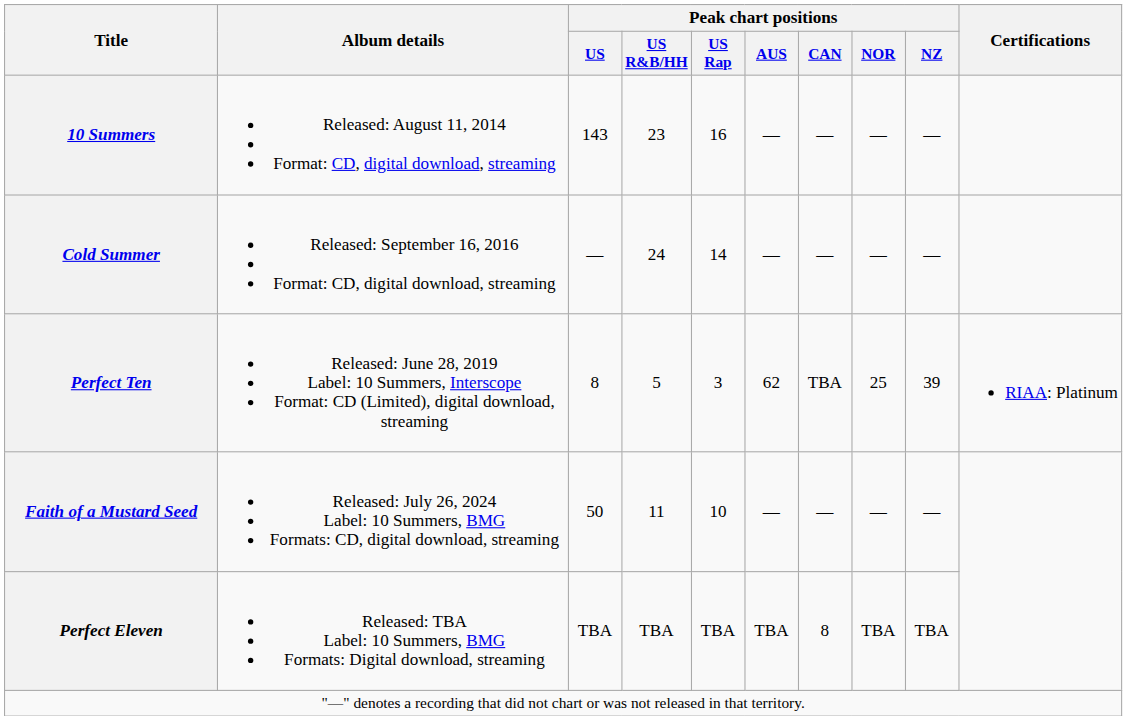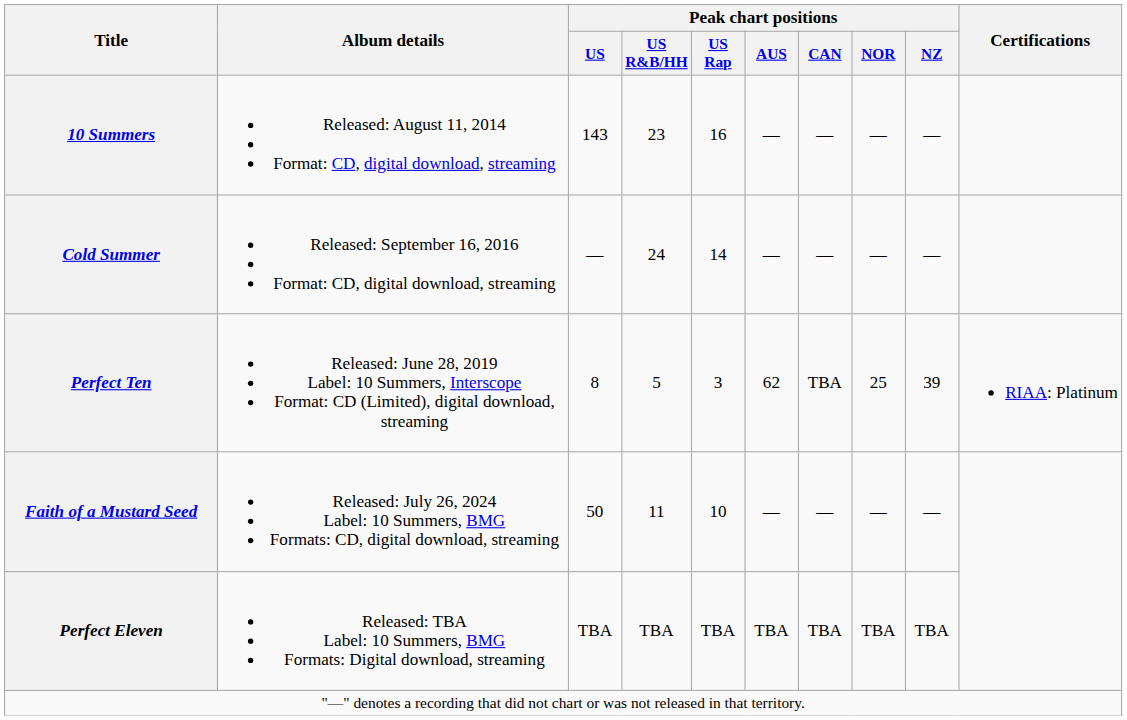(825, 630) 8 -> (825, 630) TBA
